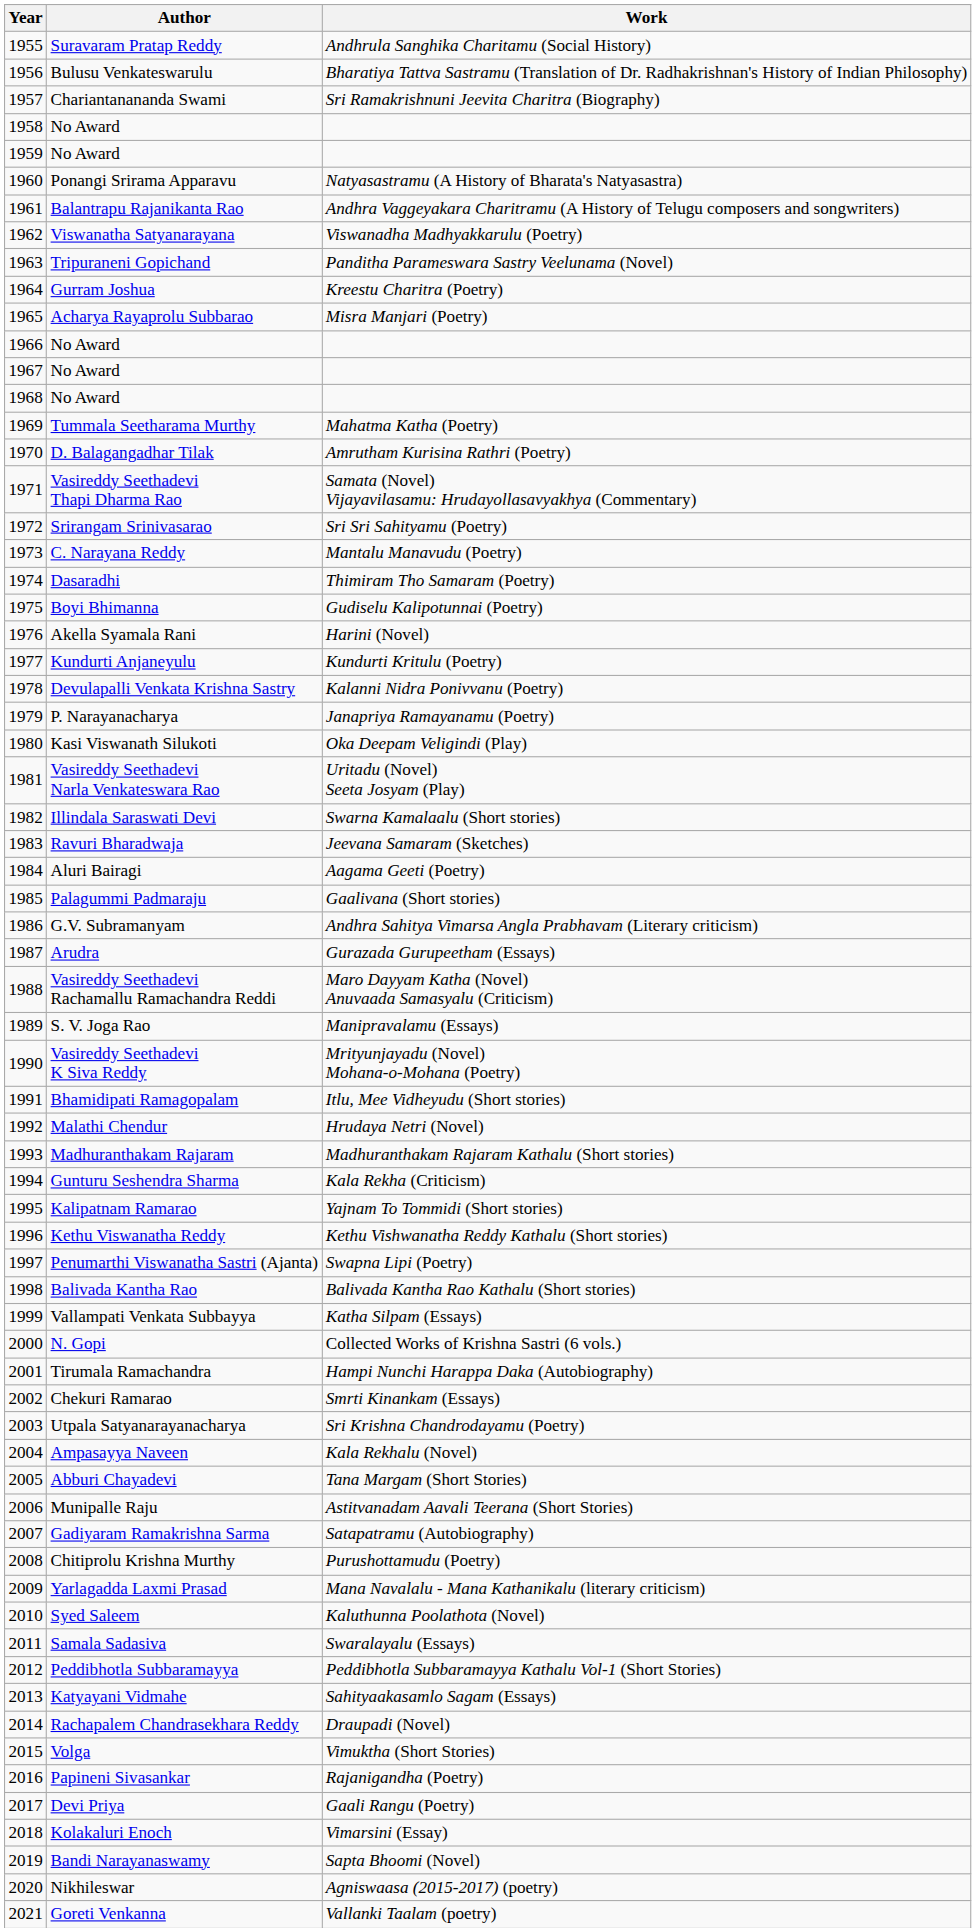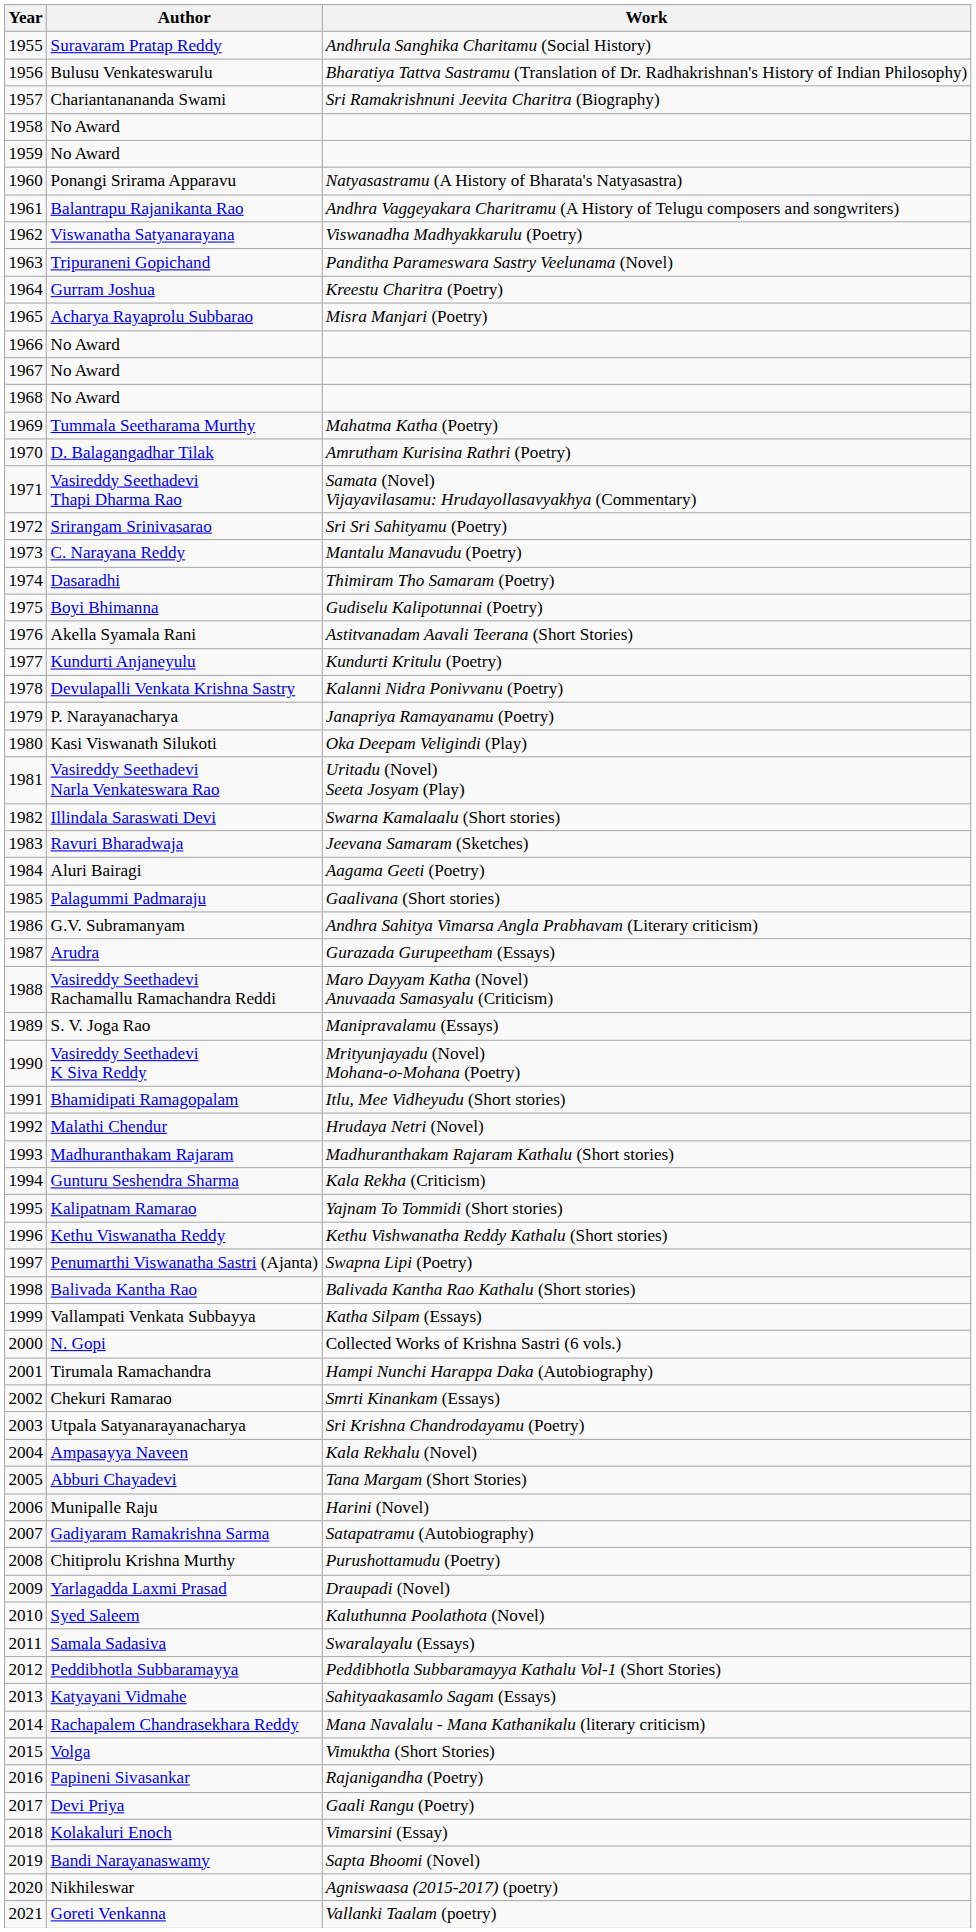(377, 634) Harini (Novel) -> (479, 634) Astitvanadam Aavali Teerana (Short Stories)
(479, 1506) Astitvanadam Aavali Teerana (Short Stories) -> (377, 1506) Harini (Novel)
(516, 1588) Mana Navalalu - Mana Kathanikalu (literary criticism) -> (388, 1588) Draupadi (Novel)
(388, 1724) Draupadi (Novel) -> (516, 1724) Mana Navalalu - Mana Kathanikalu (literary criticism)
